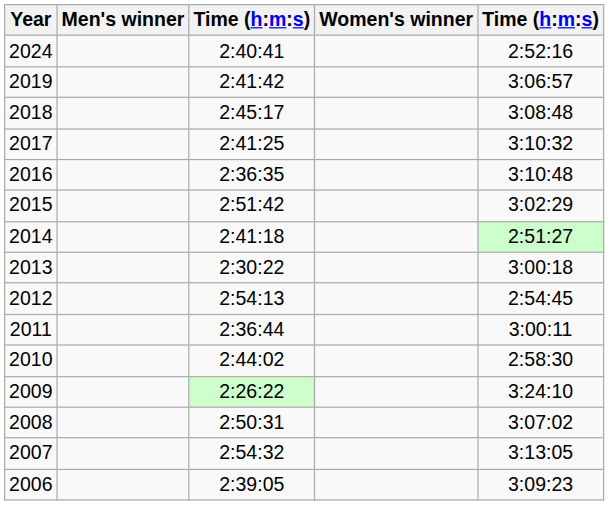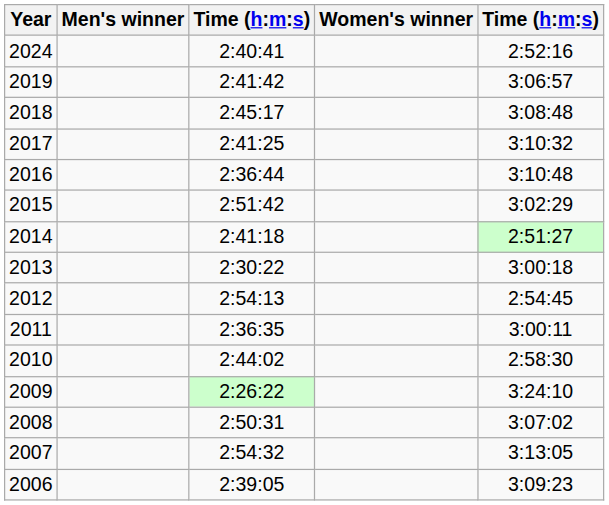(252, 174) 2:36:35 -> (252, 174) 2:36:44
(252, 329) 2:36:44 -> (252, 329) 2:36:35
